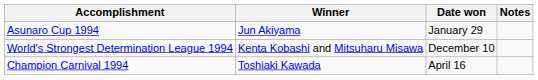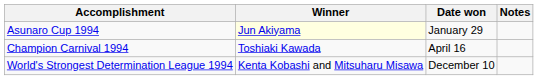(269, 30) no background -> (269, 30) lightyellow background
rows swapped: (68, 65) <-> (120, 48)
